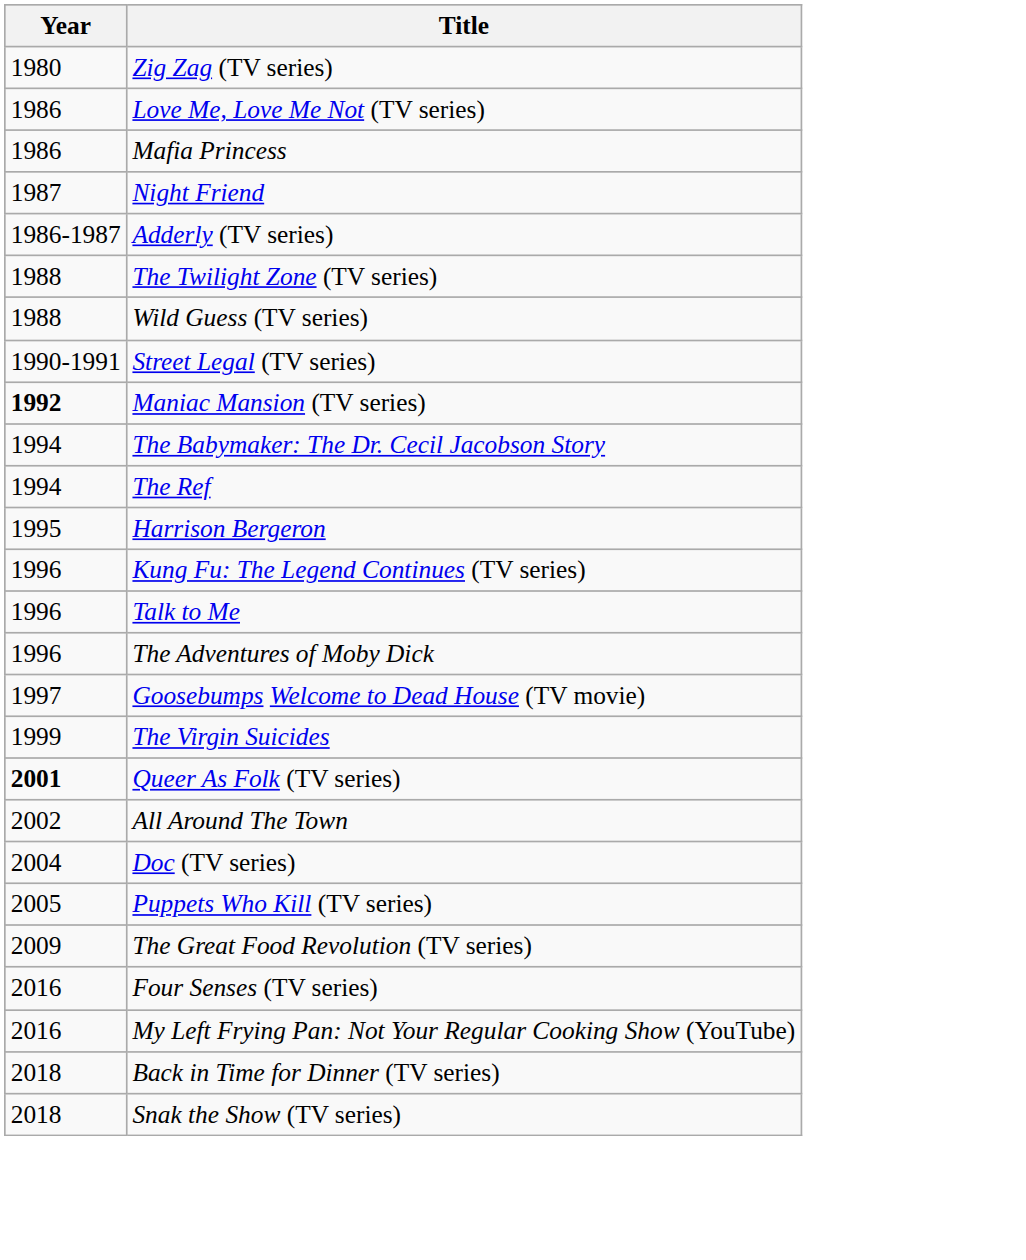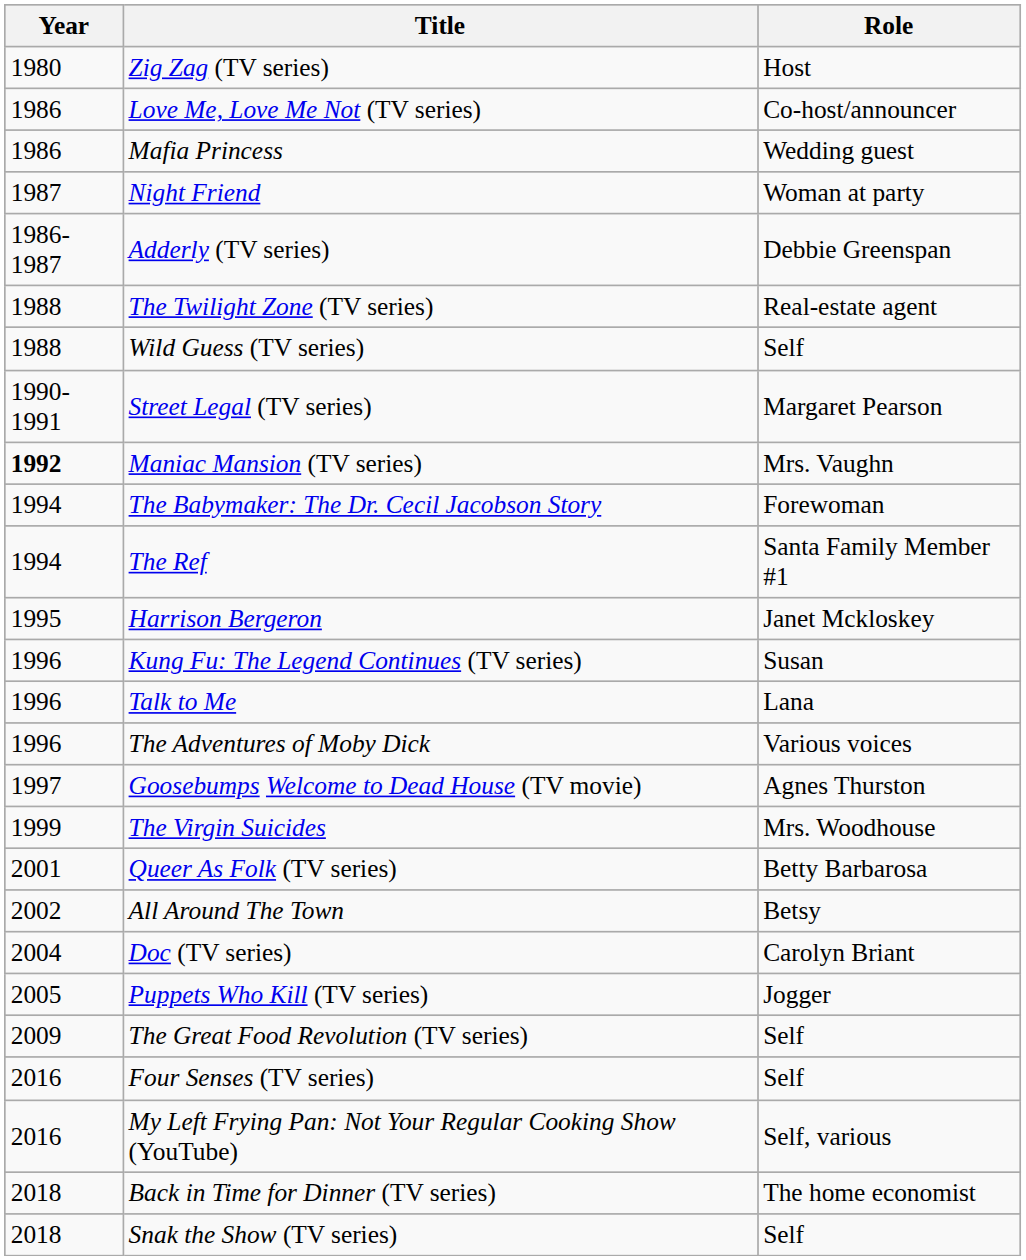+ column: (889, 25)
(36, 778) bold -> (36, 869) normal
